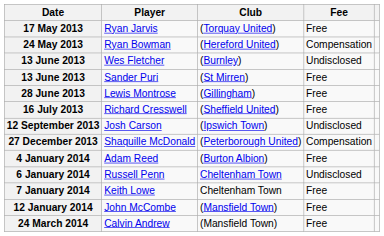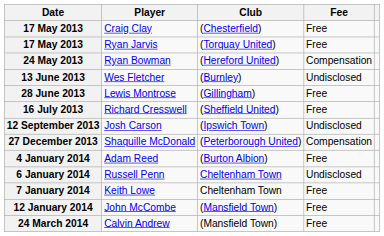+ row: (128, 28)
- row: (131, 77)
